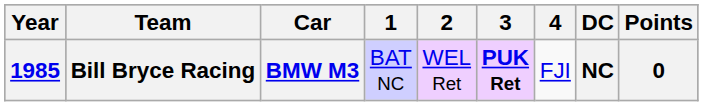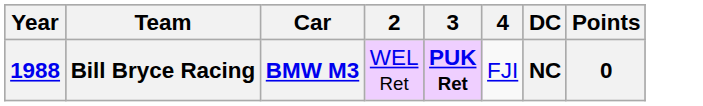- column: (391, 22)
(35, 70) 1985 -> (35, 70) 1988
